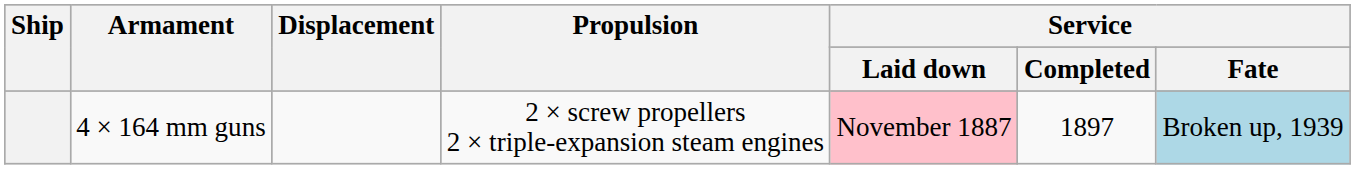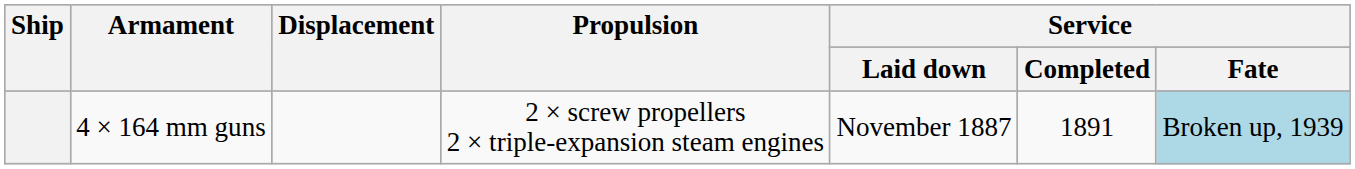(924, 126) pink background -> (924, 126) no background
(1087, 126) 1897 -> (1087, 126) 1891
